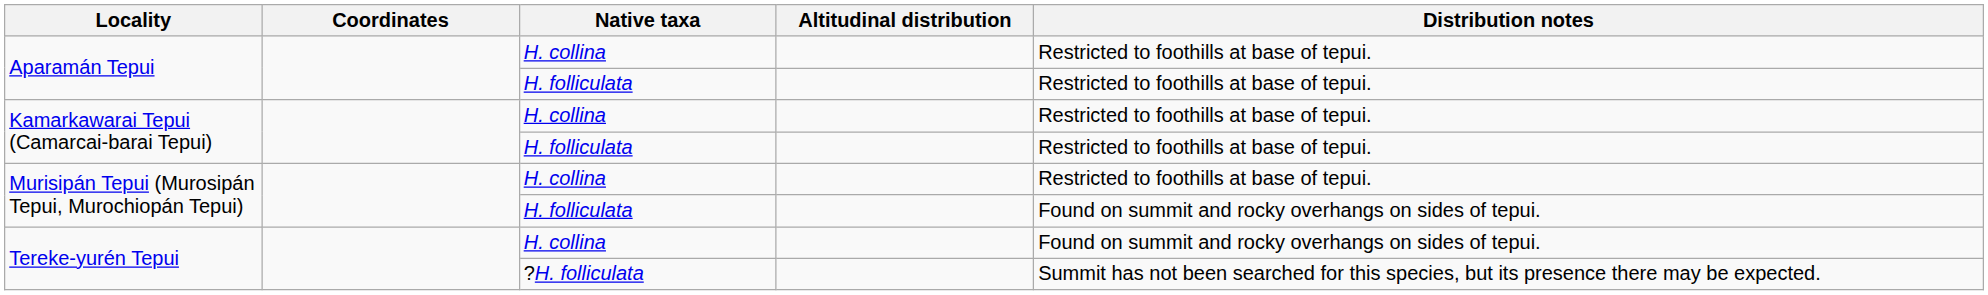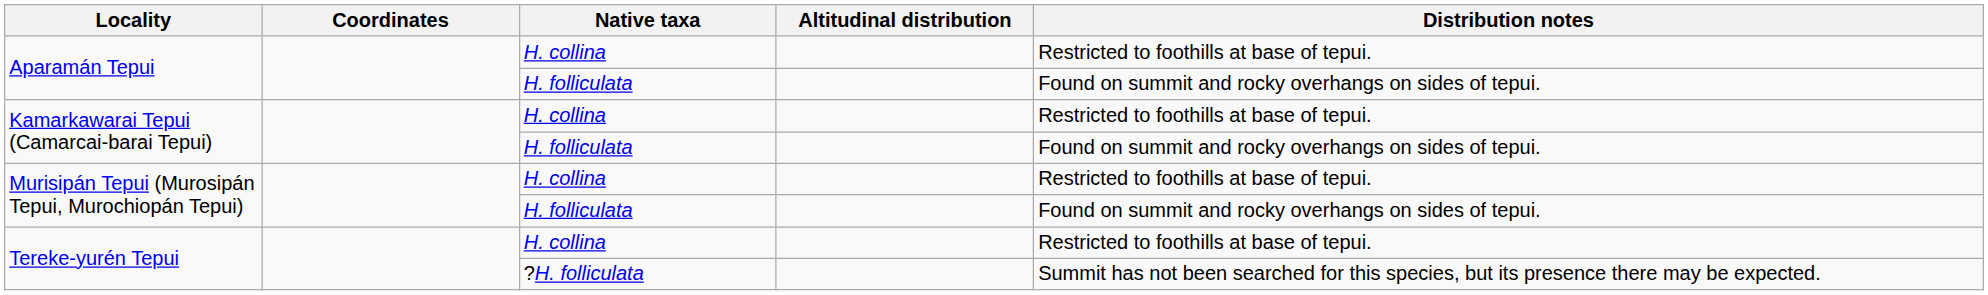(1205, 83) Restricted to foothills at base of tepui. -> (1289, 83) Found on summit and rocky overhangs on sides of tepui.
(1205, 147) Restricted to foothills at base of tepui. -> (1289, 147) Found on summit and rocky overhangs on sides of tepui.
(1289, 242) Found on summit and rocky overhangs on sides of tepui. -> (1205, 242) Restricted to foothills at base of tepui.
